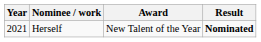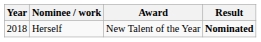(17, 28) 2021 -> (17, 28) 2018
